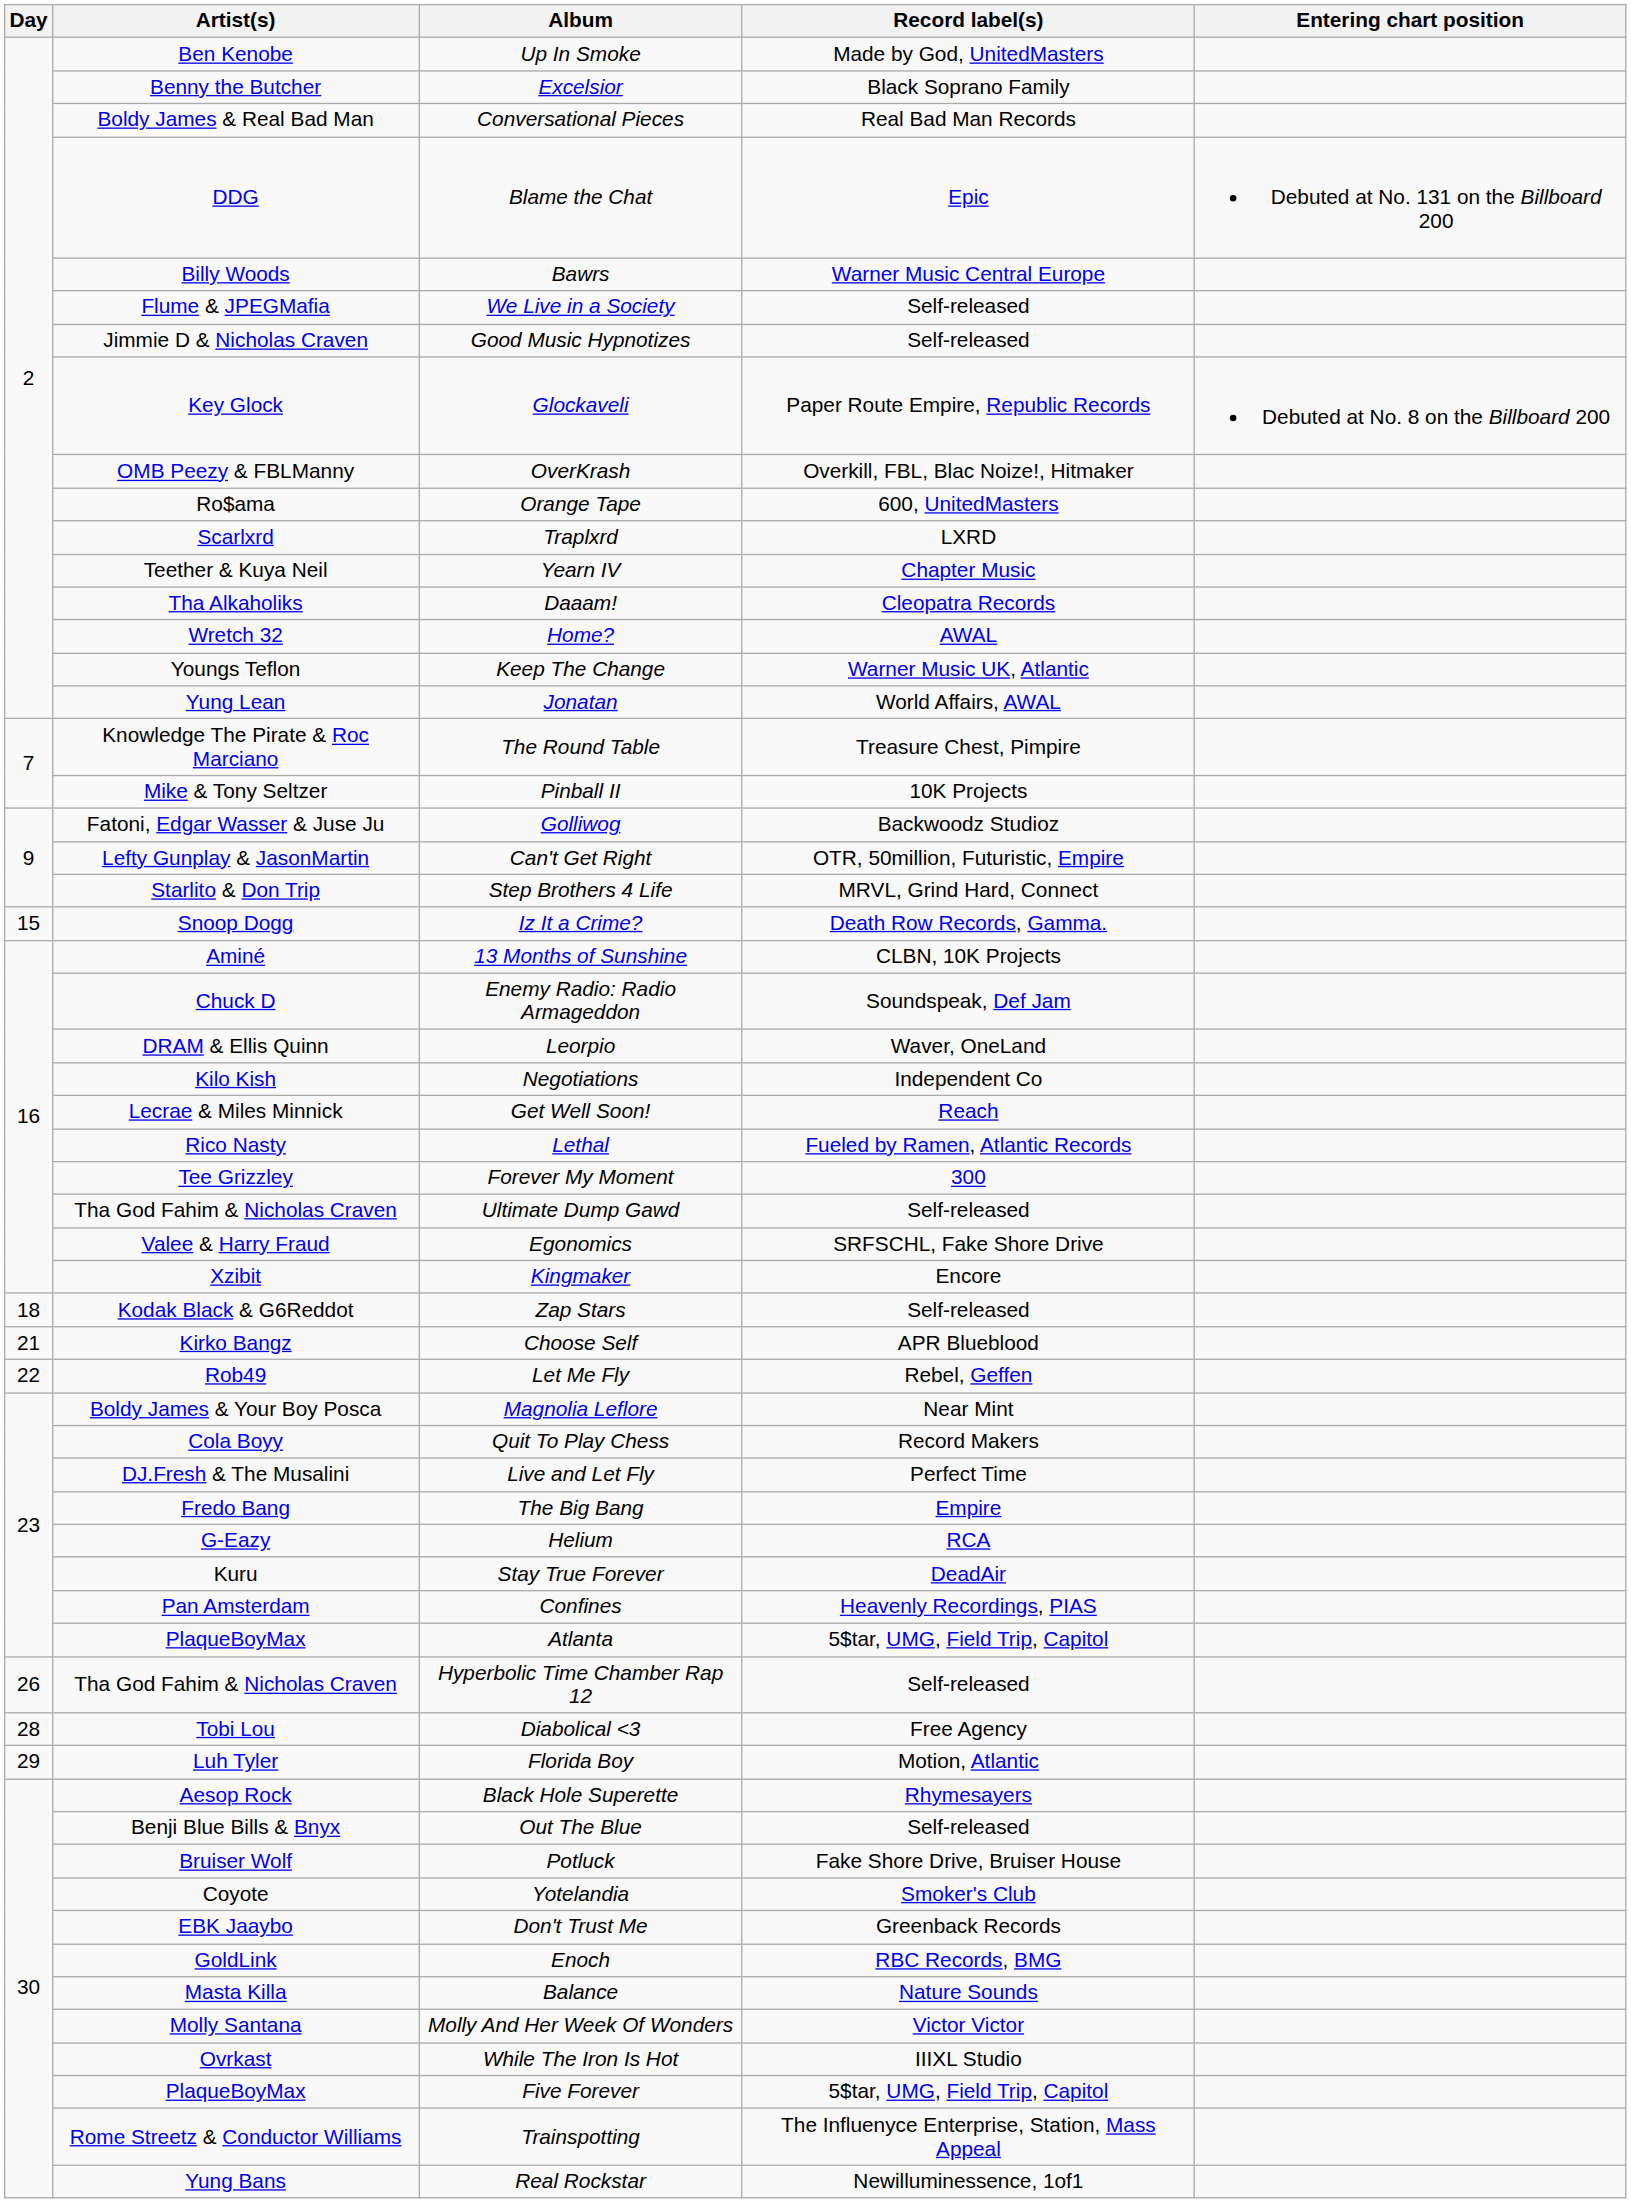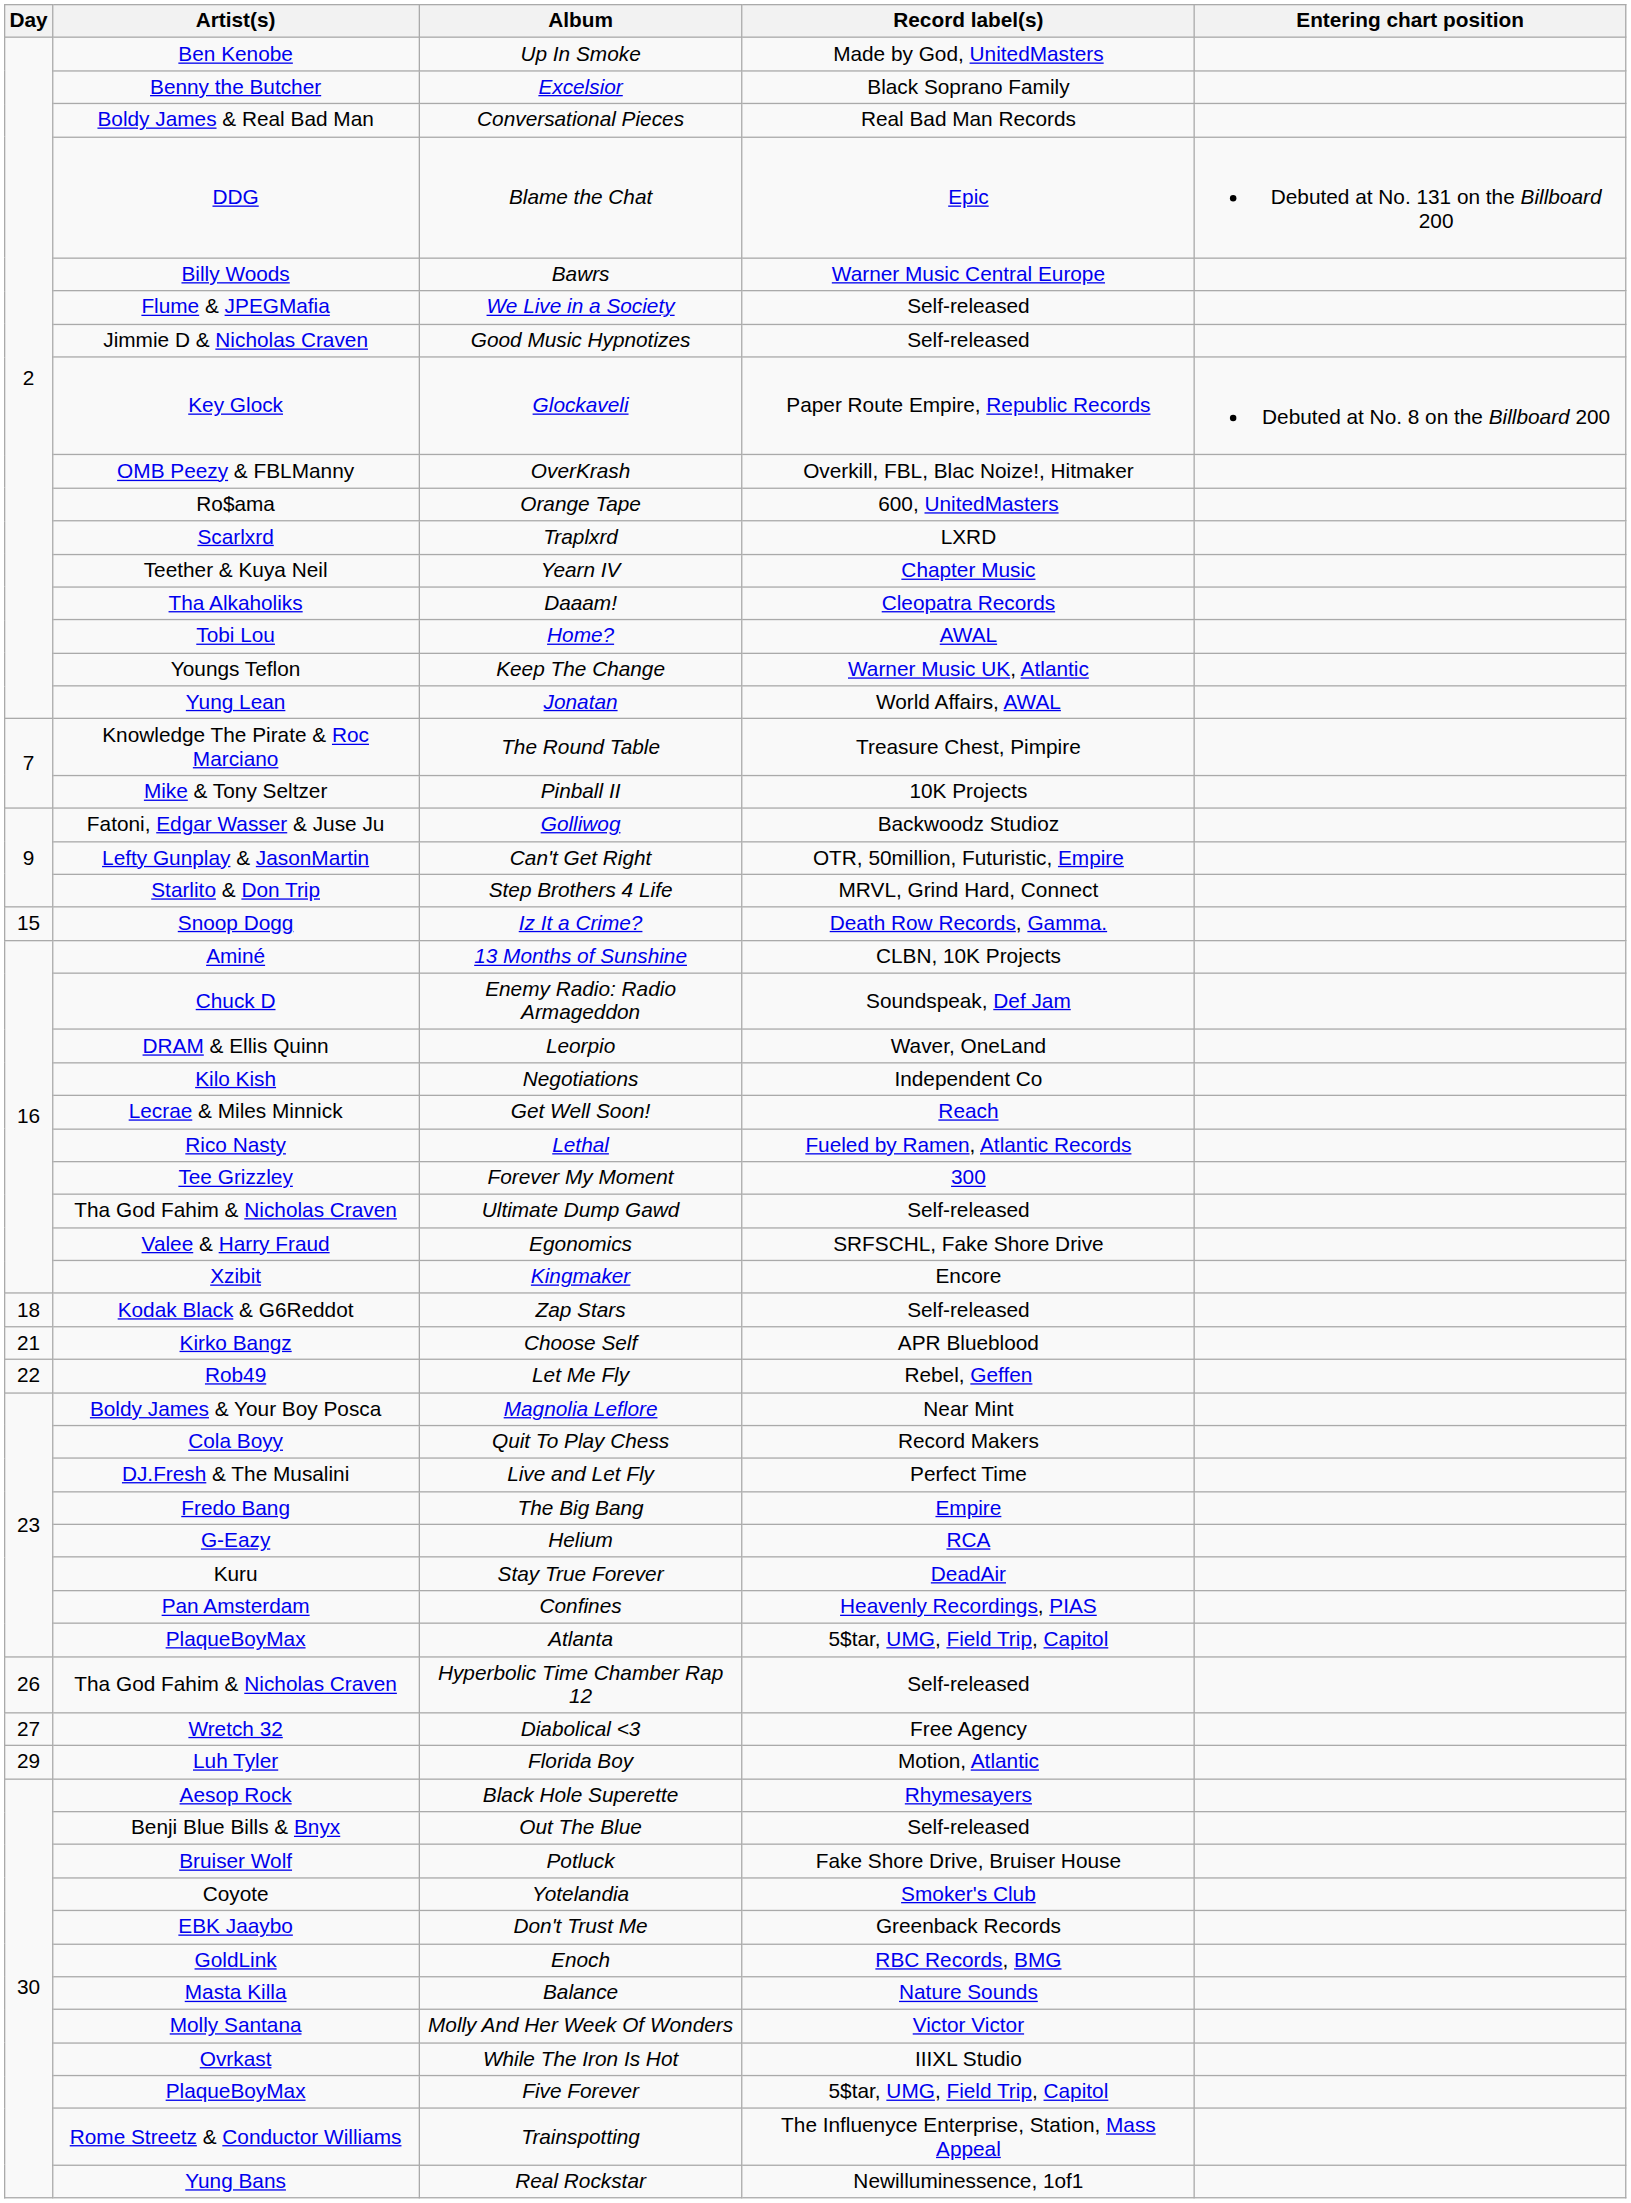(236, 636) Wretch 32 -> (236, 636) Tobi Lou
(29, 1729) 28 -> (29, 1729) 27
(236, 1729) Tobi Lou -> (236, 1729) Wretch 32
